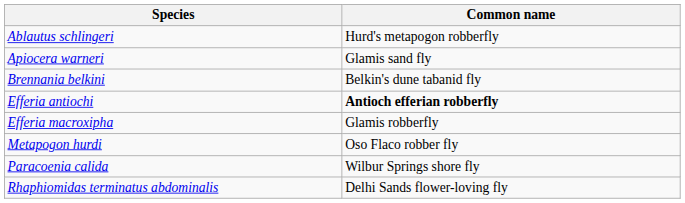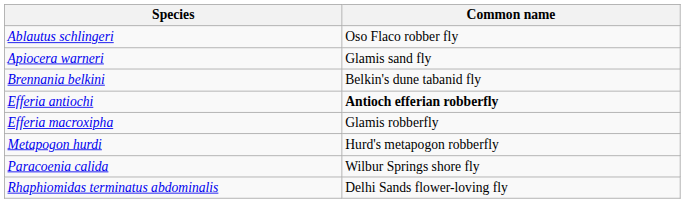(422, 36) Hurd's metapogon robberfly -> (402, 36) Oso Flaco robber fly
(402, 144) Oso Flaco robber fly -> (422, 144) Hurd's metapogon robberfly
